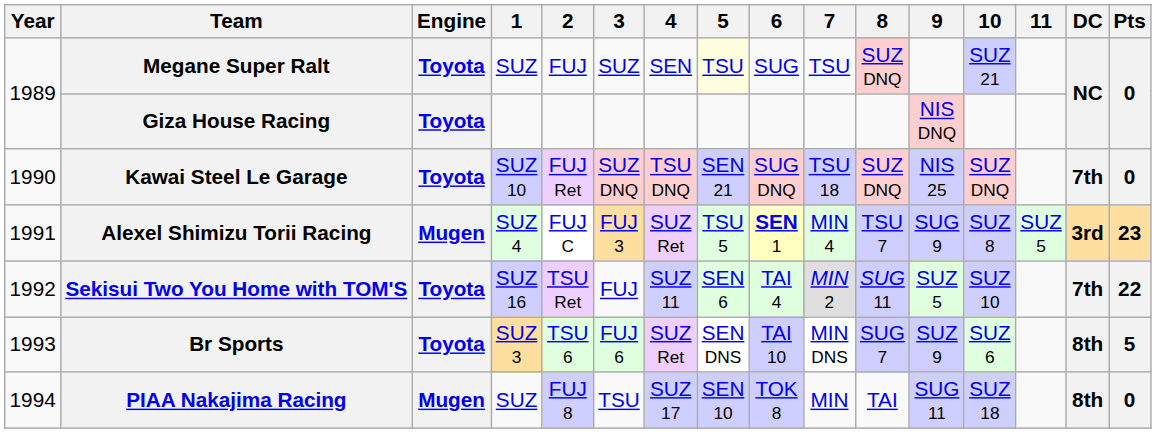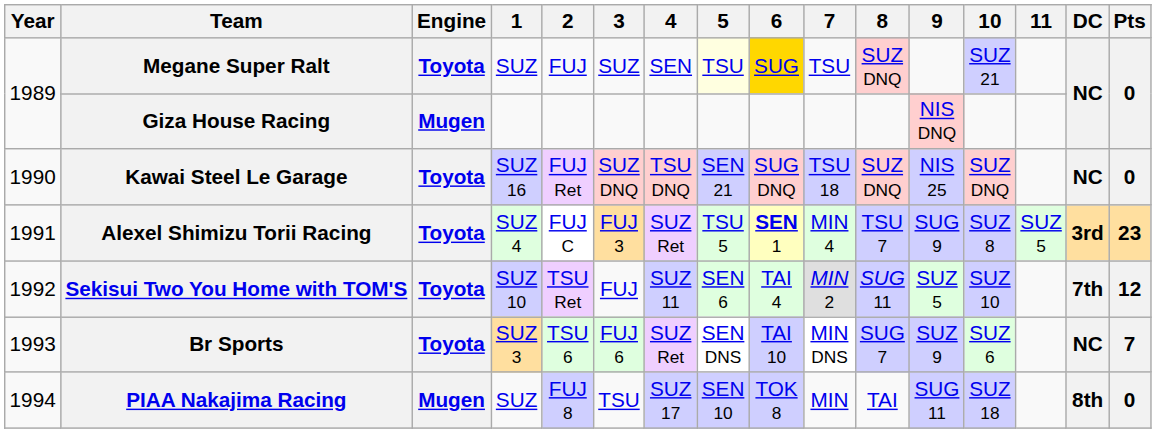(777, 66) no background -> (777, 66) gold background
(452, 122) Toyota -> (452, 122) Mugen
(517, 177) SUZ 10 -> (517, 177) SUZ 16
(1088, 177) 7th -> (1088, 177) NC
(452, 233) Mugen -> (452, 233) Toyota
(517, 289) SUZ 16 -> (517, 289) SUZ 10
(1130, 289) 22 -> (1130, 289) 12
(1088, 345) 8th -> (1088, 345) NC
(1130, 345) 5 -> (1130, 345) 7
